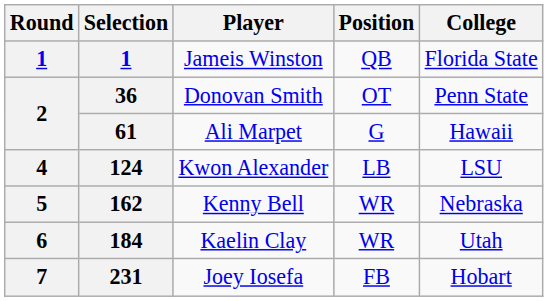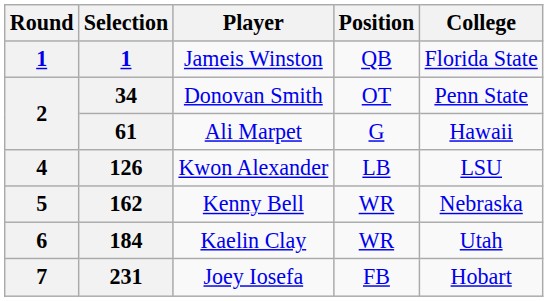(126, 95) 36 -> (126, 95) 34
(126, 168) 124 -> (126, 168) 126
